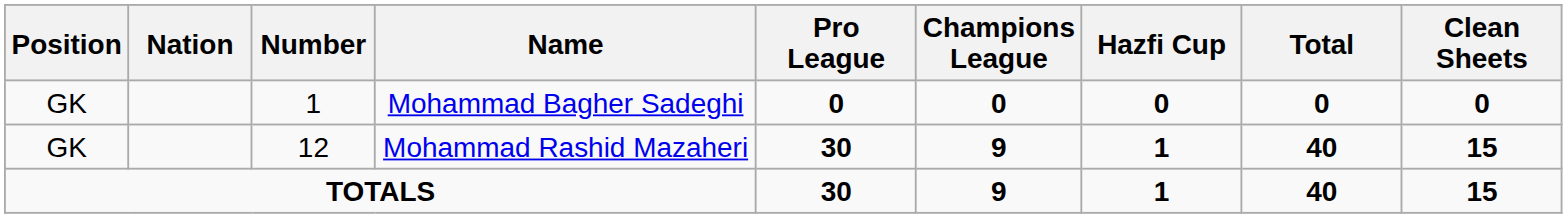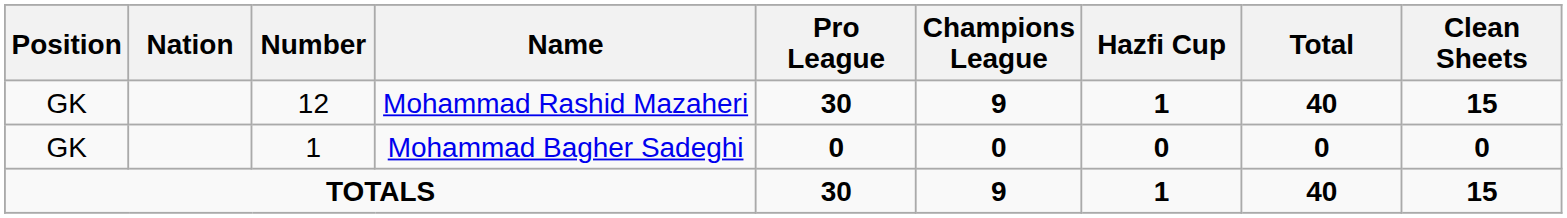rows swapped: (566, 103) <-> (566, 147)
